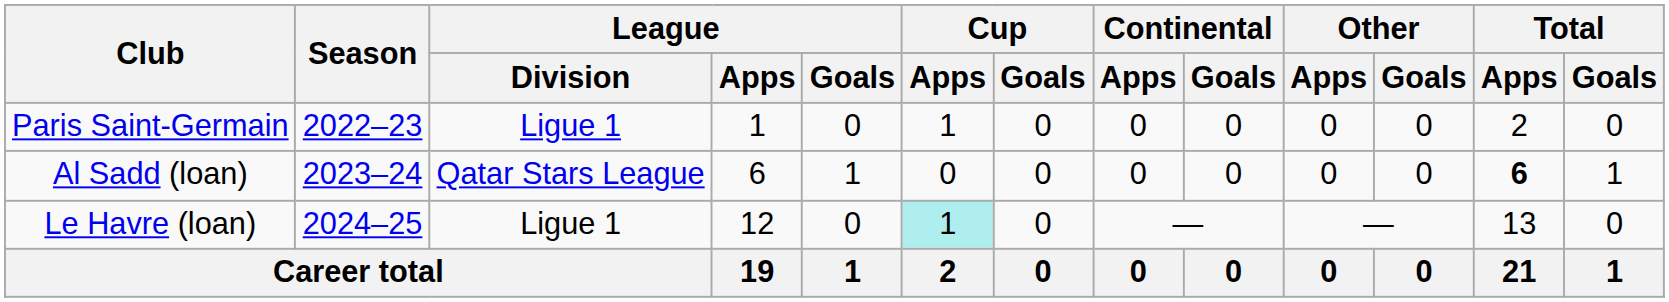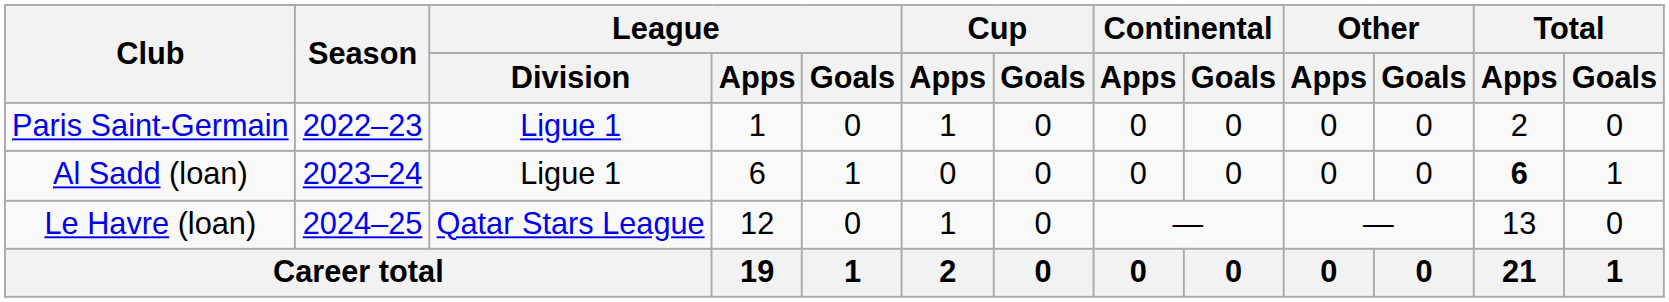(571, 175) Qatar Stars League -> (571, 175) Ligue 1
(571, 223) Ligue 1 -> (571, 223) Qatar Stars League
(948, 223) paleturquoise background -> (948, 223) no background
